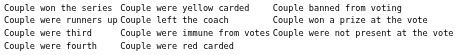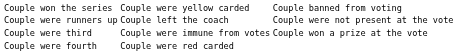(350, 20) Couple won a prize at the vote -> (363, 20) Couple were not present at the vote
(363, 33) Couple were not present at the vote -> (350, 33) Couple won a prize at the vote
